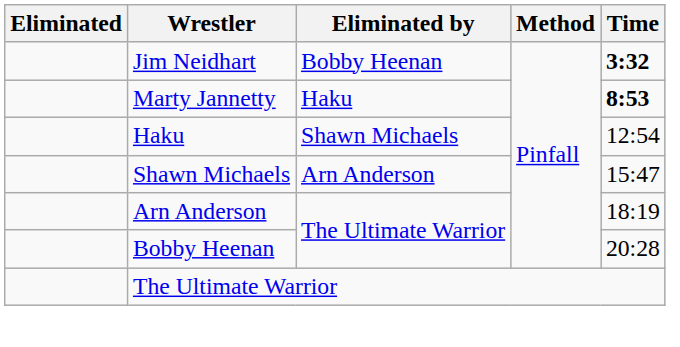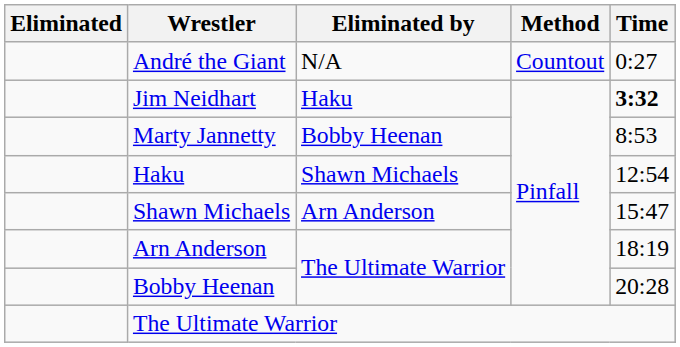+ row: (209, 60)
(372, 60) Bobby Heenan -> (327, 98) Haku
(327, 98) Haku -> (372, 135) Bobby Heenan
(628, 98) bold -> (636, 135) normal
